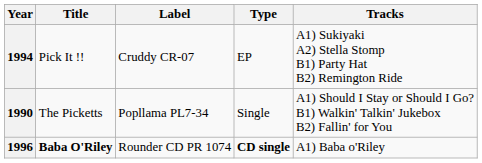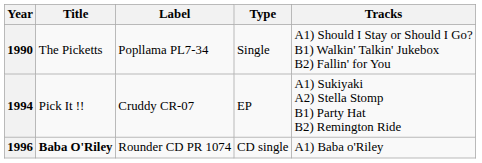rows swapped: (20, 112) <-> (20, 56)
(263, 147) bold -> (263, 147) normal
